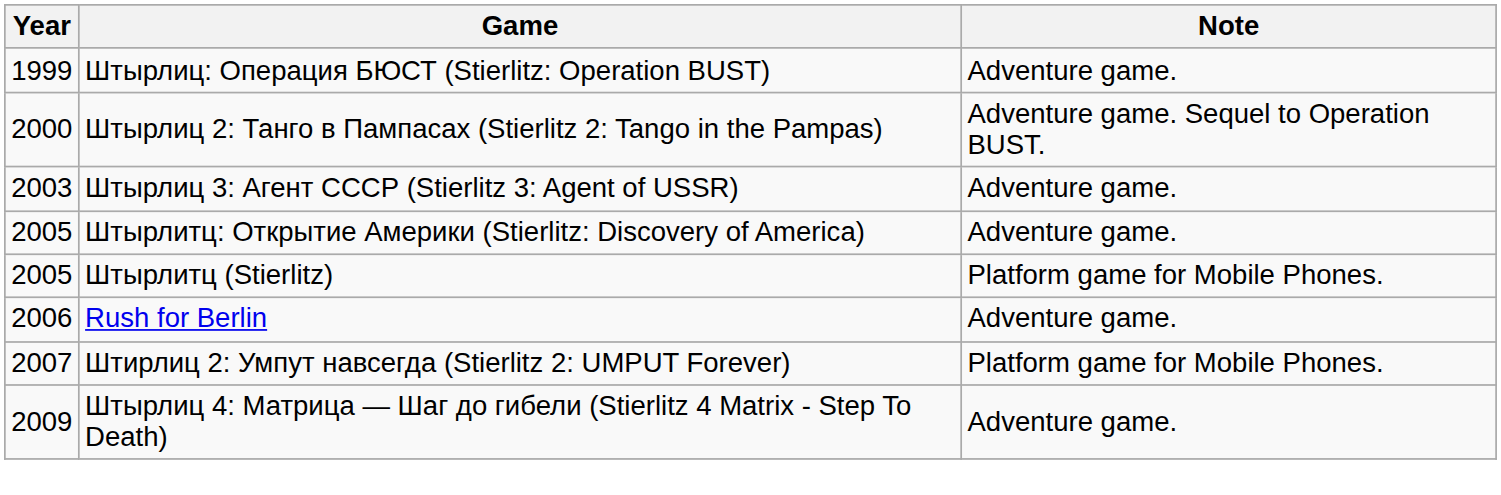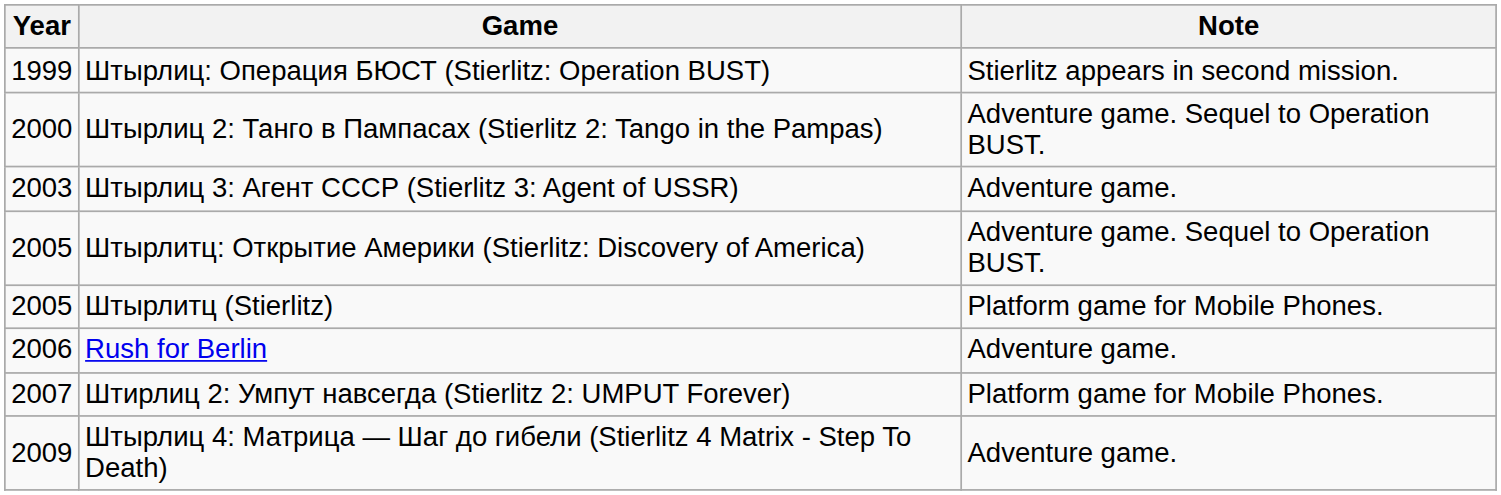(1072, 69) Adventure game. -> (1183, 69) Stierlitz appears in second mission.
(1072, 231) Adventure game. -> (1199, 247) Adventure game. Sequel to Operation BUST.
